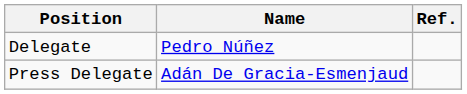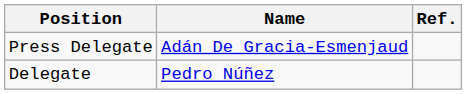rows swapped: (50, 47) <-> (81, 75)
